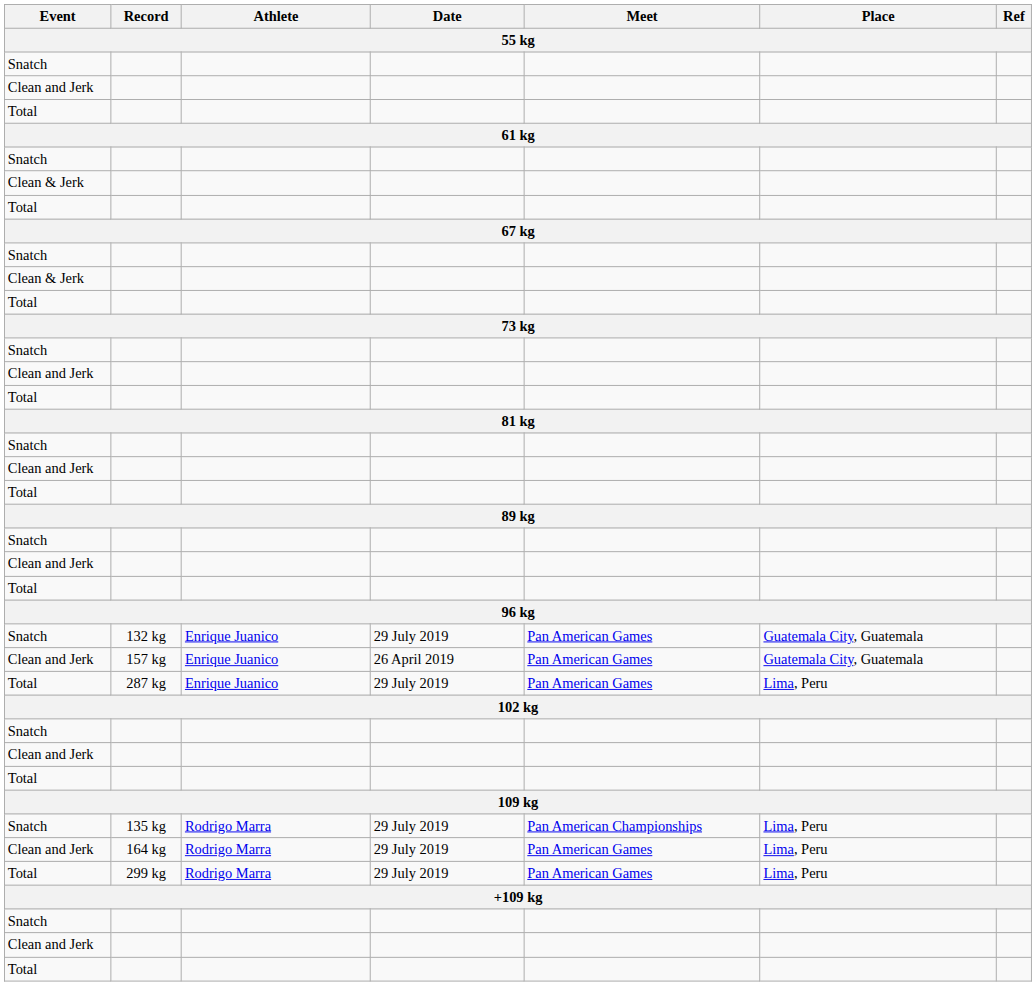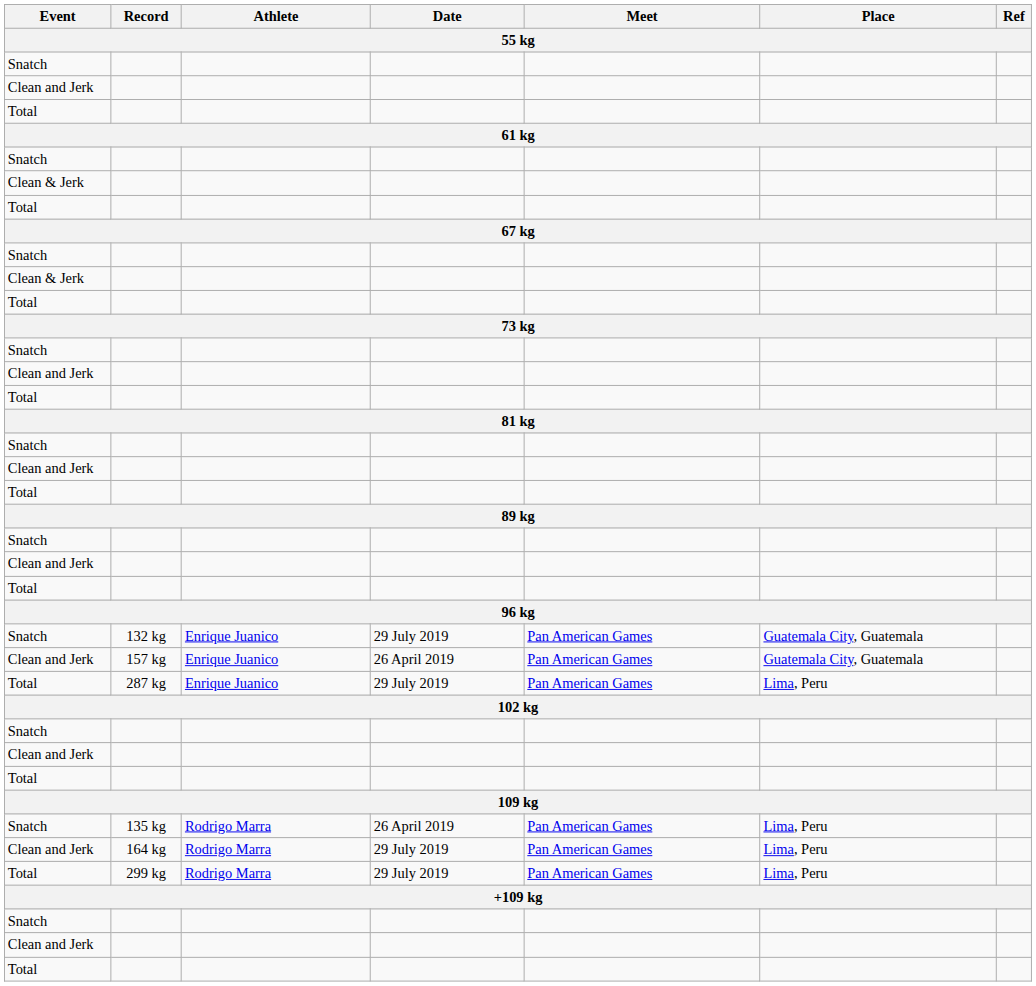(411, 826) 29 July 2019 -> (414, 826) 26 April 2019
(615, 826) Pan American Championships -> (590, 826) Pan American Games
